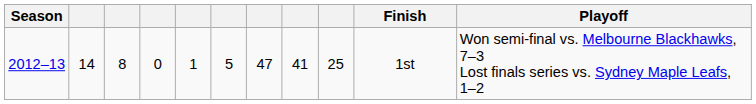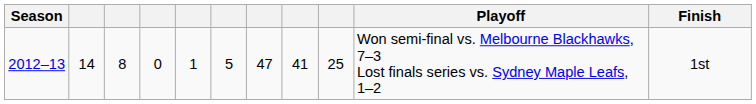columns swapped: (405, 16) <-> (604, 16)
